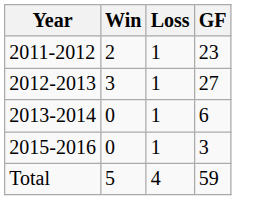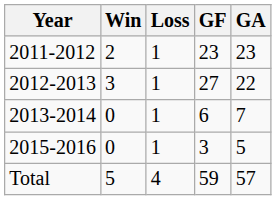+ column: (251, 20)
